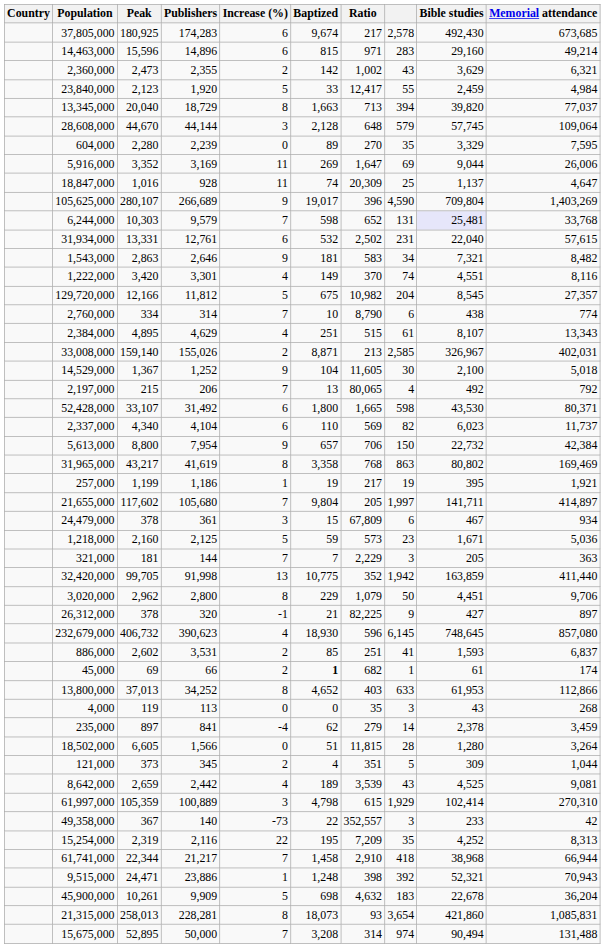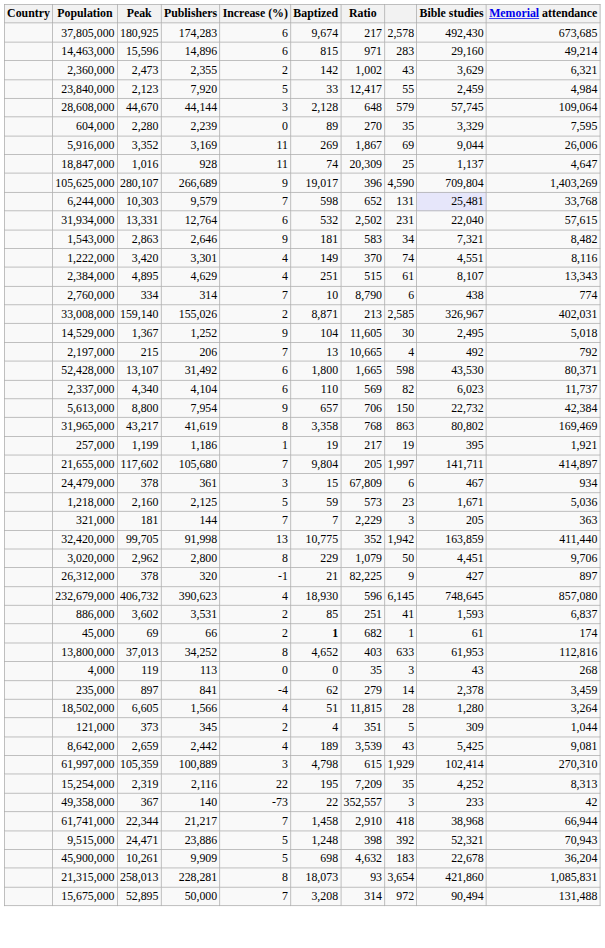(204, 88) 1,920 -> (204, 88) 7,920
- row: (88, 107)
(369, 164) 1,647 -> (369, 145) 1,867
(201, 239) 12,761 -> (201, 220) 12,764
- row: (85, 295)
rows swapped: (91, 333) <-> (91, 314)
(470, 370) 2,100 -> (470, 333) 2,495
(366, 389) 80,065 -> (366, 351) 10,665
(142, 408) 33,107 -> (142, 370) 13,107
(145, 652) 2,602 -> (145, 614) 3,602
(578, 689) 112,866 -> (578, 652) 112,816
(285, 746) 0 -> (285, 708) 4
(470, 783) 4,525 -> (470, 746) 5,425
rows swapped: (88, 840) <-> (88, 821)
(285, 877) 1 -> (285, 840) 5
(405, 933) 974 -> (405, 896) 972
